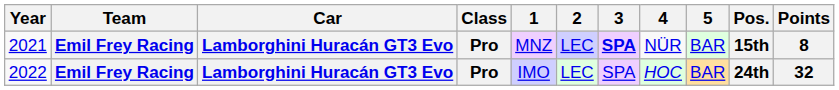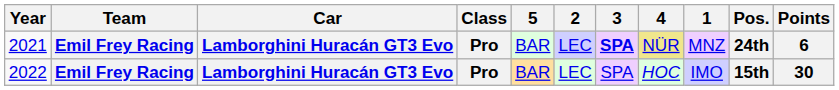columns swapped: (534, 18) <-> (708, 18)
(663, 45) no background -> (661, 45) khaki background
(752, 45) 15th -> (752, 45) 24th
(804, 45) 8 -> (804, 45) 6
(752, 72) 24th -> (752, 72) 15th
(804, 72) 32 -> (804, 72) 30
